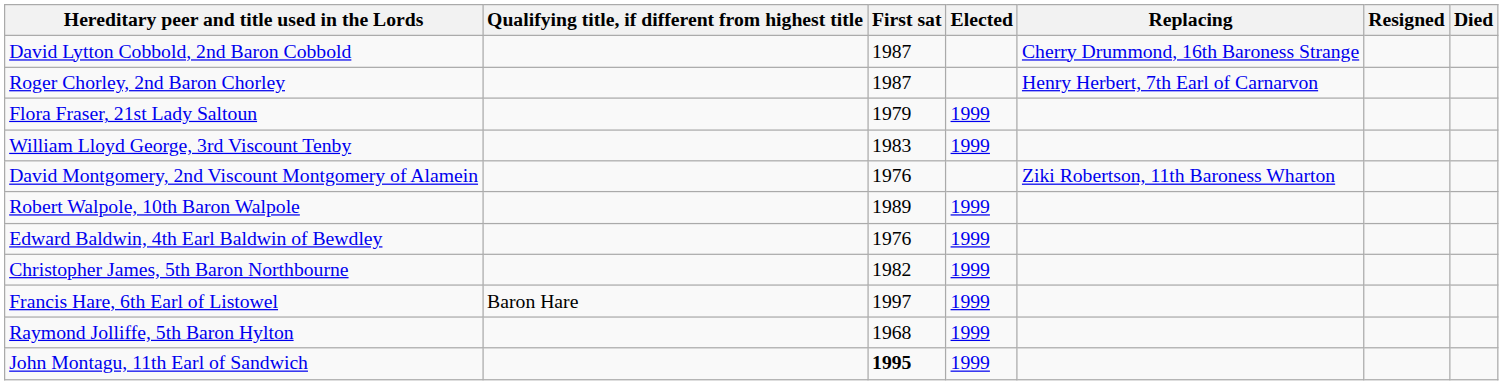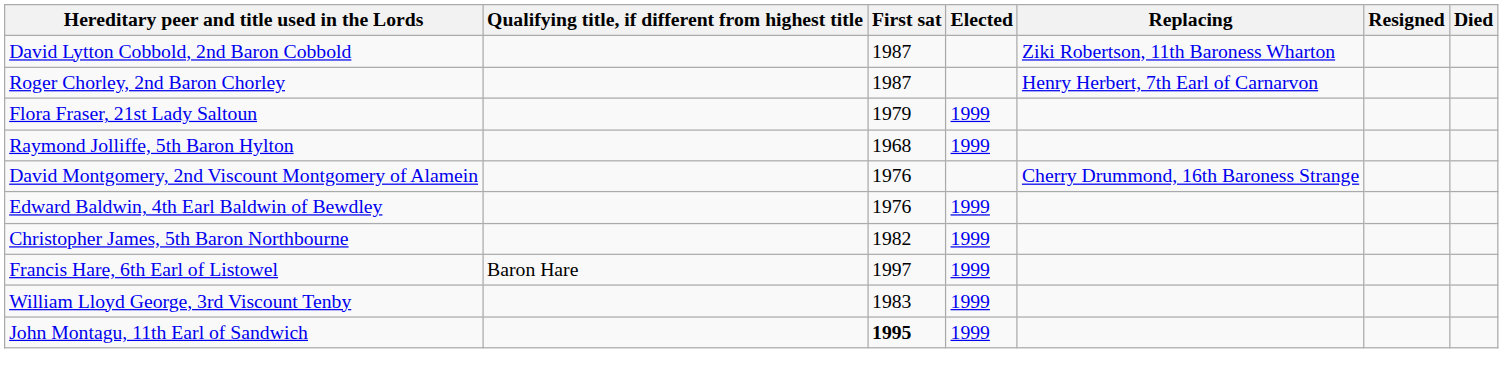(1191, 51) Cherry Drummond, 16th Baroness Strange -> (1179, 51) Ziki Robertson, 11th Baroness Wharton
rows swapped: (180, 144) <-> (151, 332)
(1179, 176) Ziki Robertson, 11th Baroness Wharton -> (1191, 176) Cherry Drummond, 16th Baroness Strange
- row: (155, 207)
